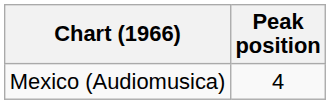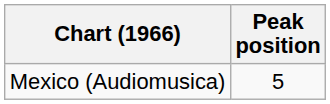(278, 81) 4 -> (278, 81) 5
